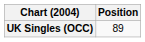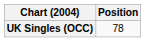(118, 28) 89 -> (118, 28) 78
